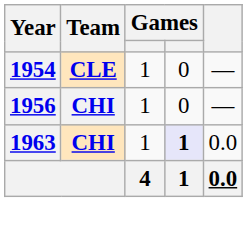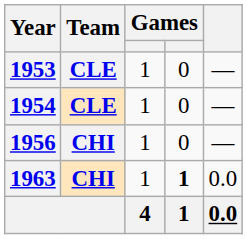+ row: (33, 69)
(184, 142) lavender background -> (184, 178) no background
